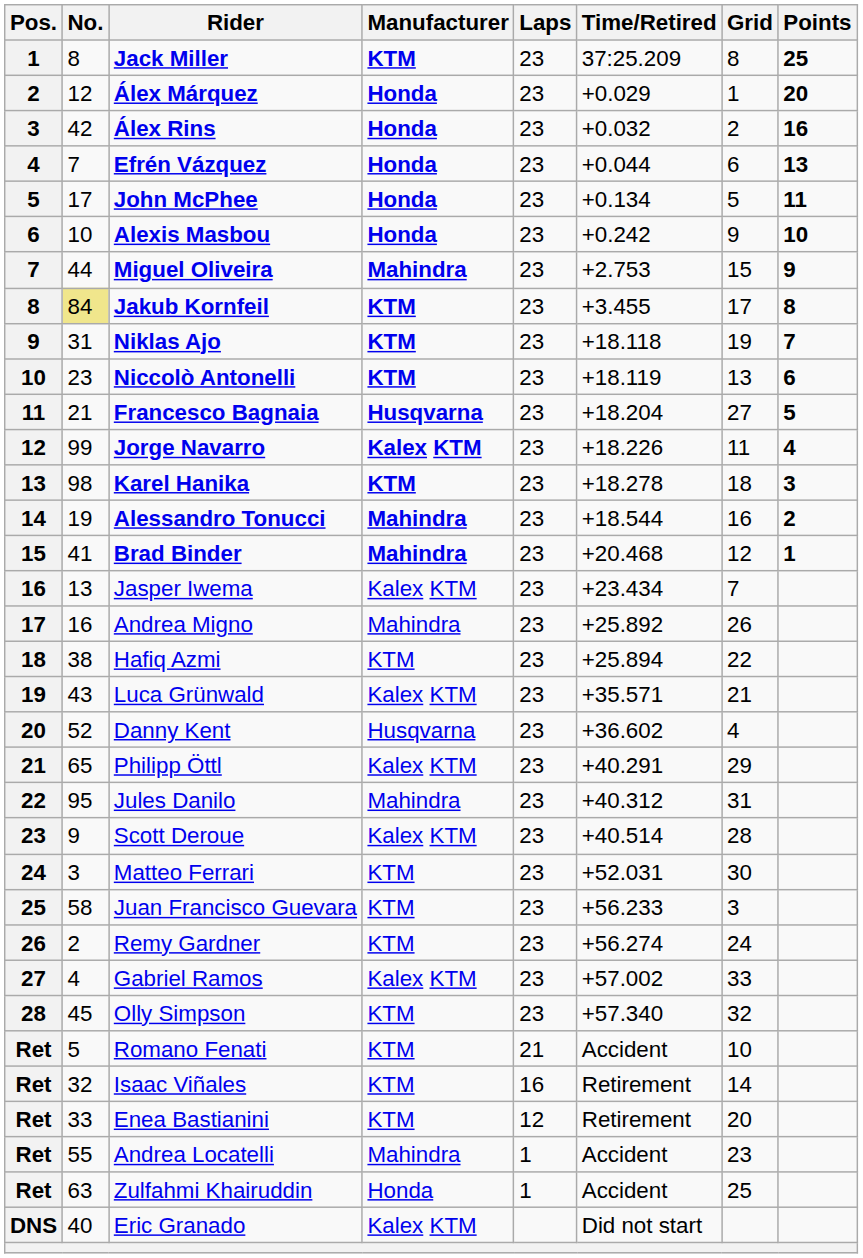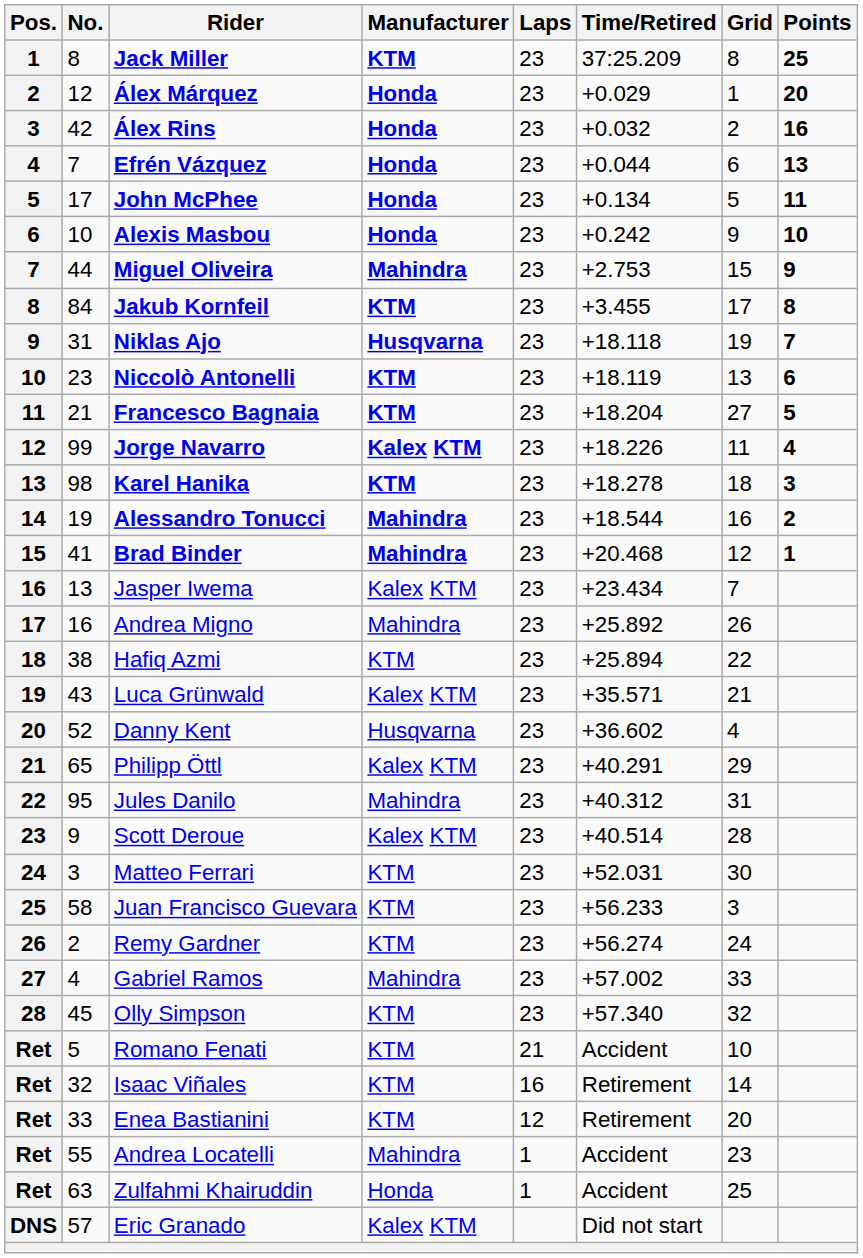(80, 306) khaki background -> (80, 306) no background
(392, 341) KTM -> (425, 341) Husqvarna
(425, 412) Husqvarna -> (392, 412) KTM
(422, 978) Kalex KTM -> (414, 978) Mahindra
(80, 1225) 40 -> (80, 1225) 57
